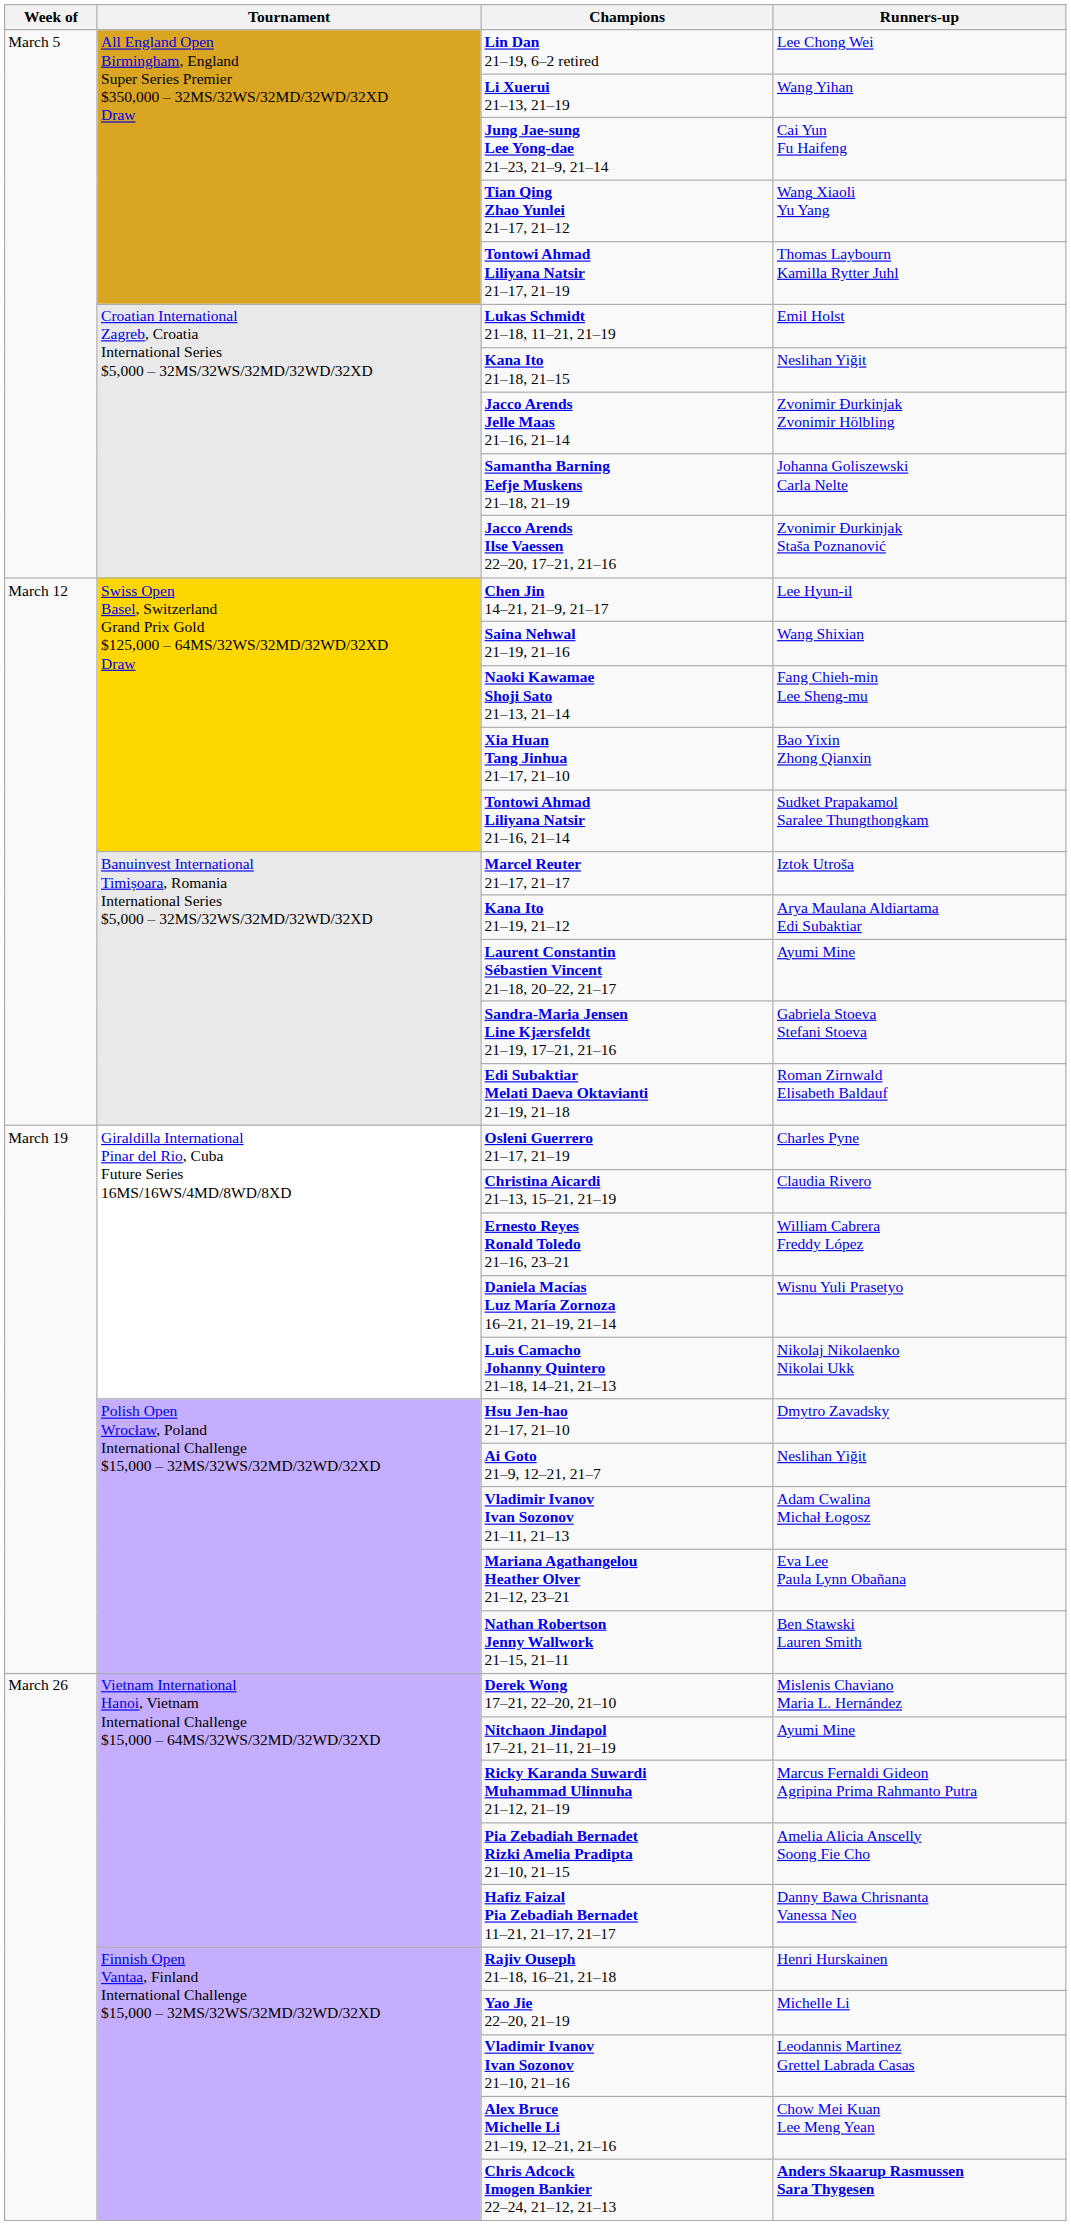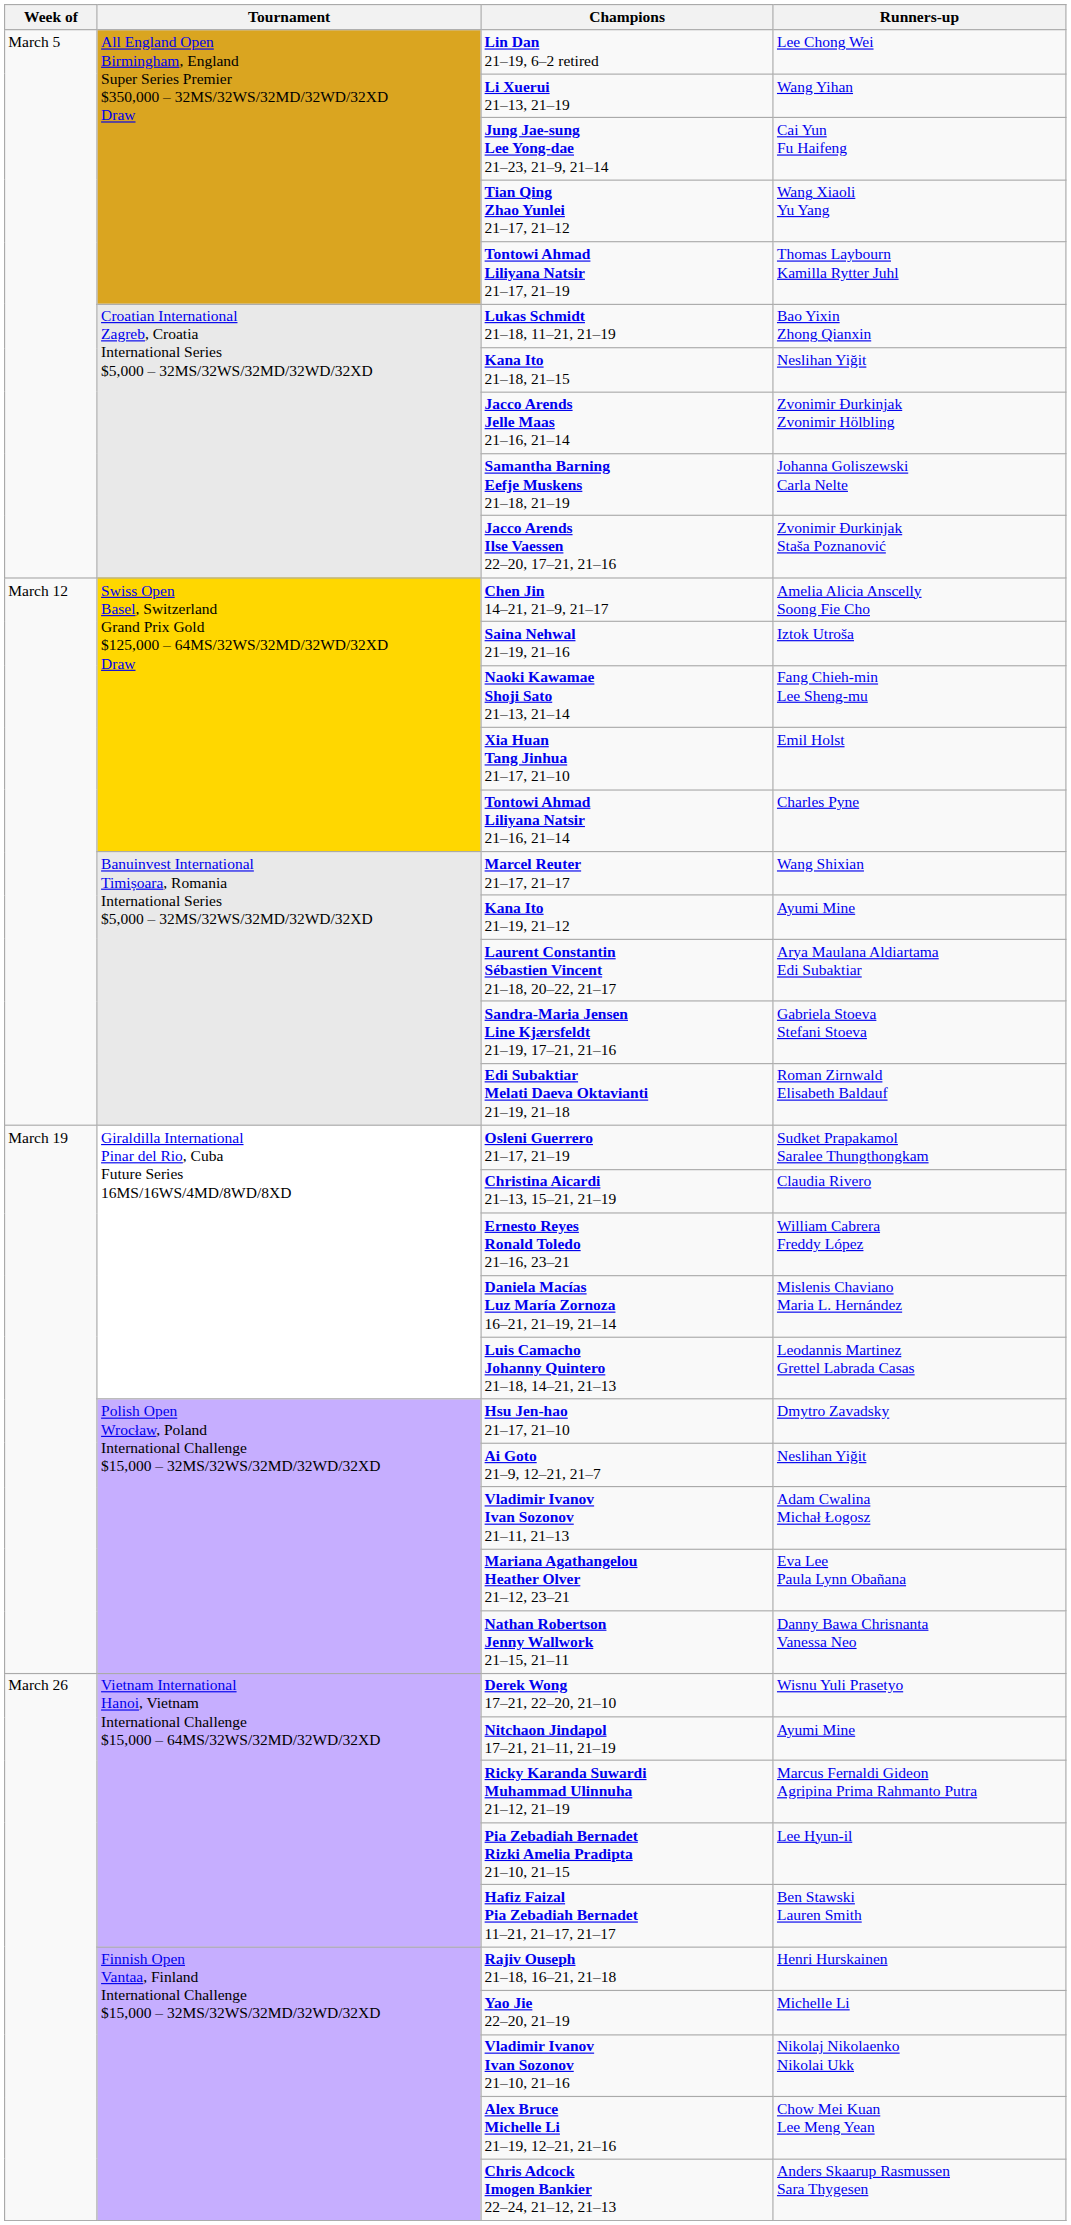(811, 316) Emil Holst -> (824, 325) Bao Yixin Zhong Qianxin
(815, 590) Lee Hyun-il -> (849, 599) Amelia Alicia Anscelly Soong Fie Cho
(820, 633) Wang Shixian -> (815, 633) Iztok Utroša
(824, 748) Bao Yixin Zhong Qianxin -> (811, 739) Emil Holst
(853, 810) Sudket Prapakamol Saralee Thungthongkam -> (818, 801) Charles Pyne
(815, 863) Iztok Utroša -> (820, 863) Wang Shixian
(858, 916) Arya Maulana Aldiartama Edi Subaktiar -> (816, 907) Ayumi Mine
(816, 951) Ayumi Mine -> (858, 960) Arya Maulana Aldiartama Edi Subaktiar
(818, 1137) Charles Pyne -> (853, 1146) Sudket Prapakamol Saralee Thungthongkam
(840, 1287) Wisnu Yuli Prasetyo -> (840, 1296) Mislenis Chaviano Maria L. Hernández
(838, 1358) Nikolaj Nikolaenko Nikolai Ukk -> (846, 1358) Leodannis Martinez Grettel Labrada Casas
(819, 1632) Ben Stawski Lauren Smith -> (853, 1632) Danny Bawa Chrisnanta Vanessa Neo
(840, 1694) Mislenis Chaviano Maria L. Hernández -> (840, 1685) Wisnu Yuli Prasetyo
(849, 1844) Amelia Alicia Anscelly Soong Fie Cho -> (815, 1835) Lee Hyun-il
(853, 1906) Danny Bawa Chrisnanta Vanessa Neo -> (819, 1906) Ben Stawski Lauren Smith
(846, 2055) Leodannis Martinez Grettel Labrada Casas -> (838, 2055) Nikolaj Nikolaenko Nikolai Ukk
(870, 2180) bold -> (863, 2180) normal
